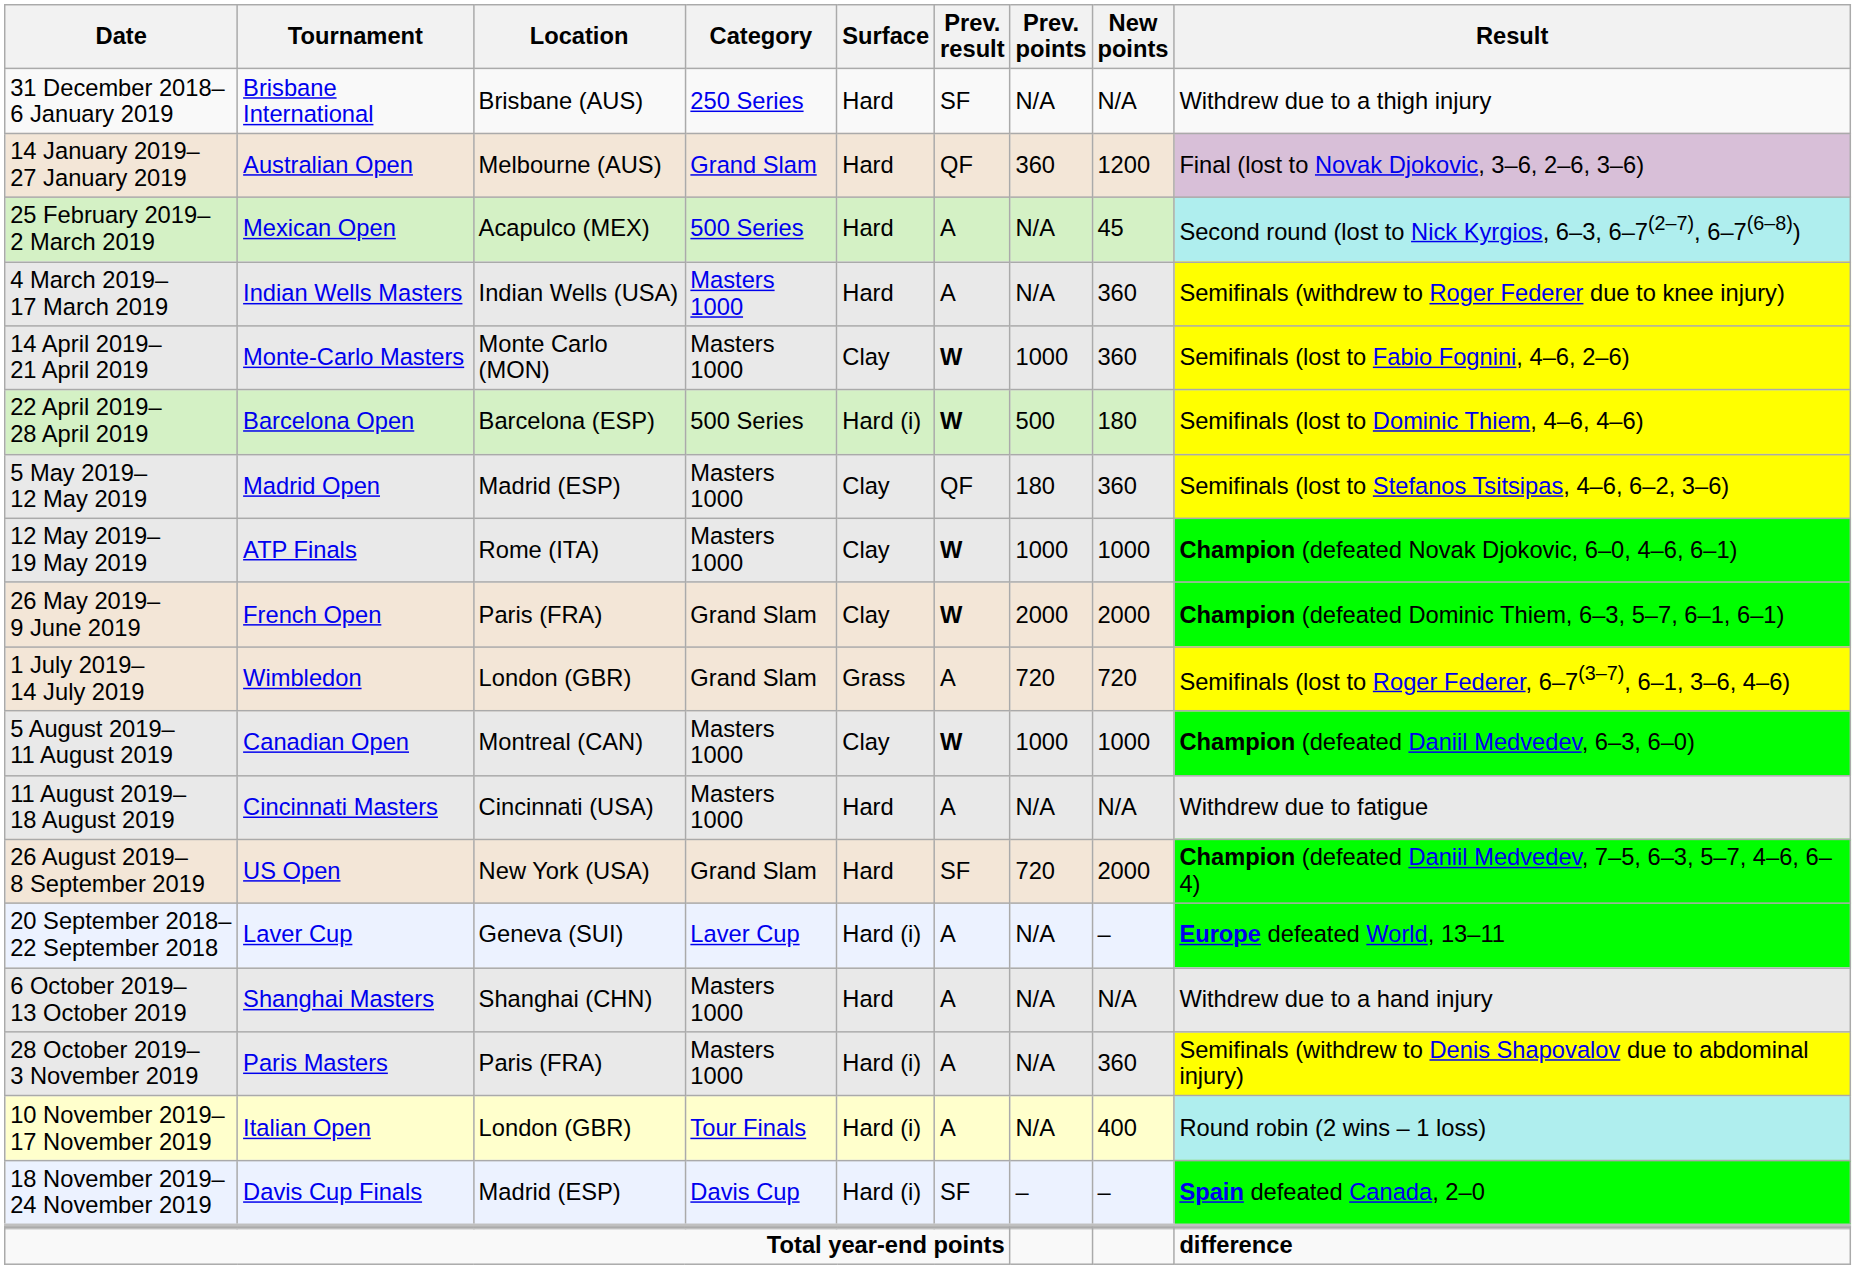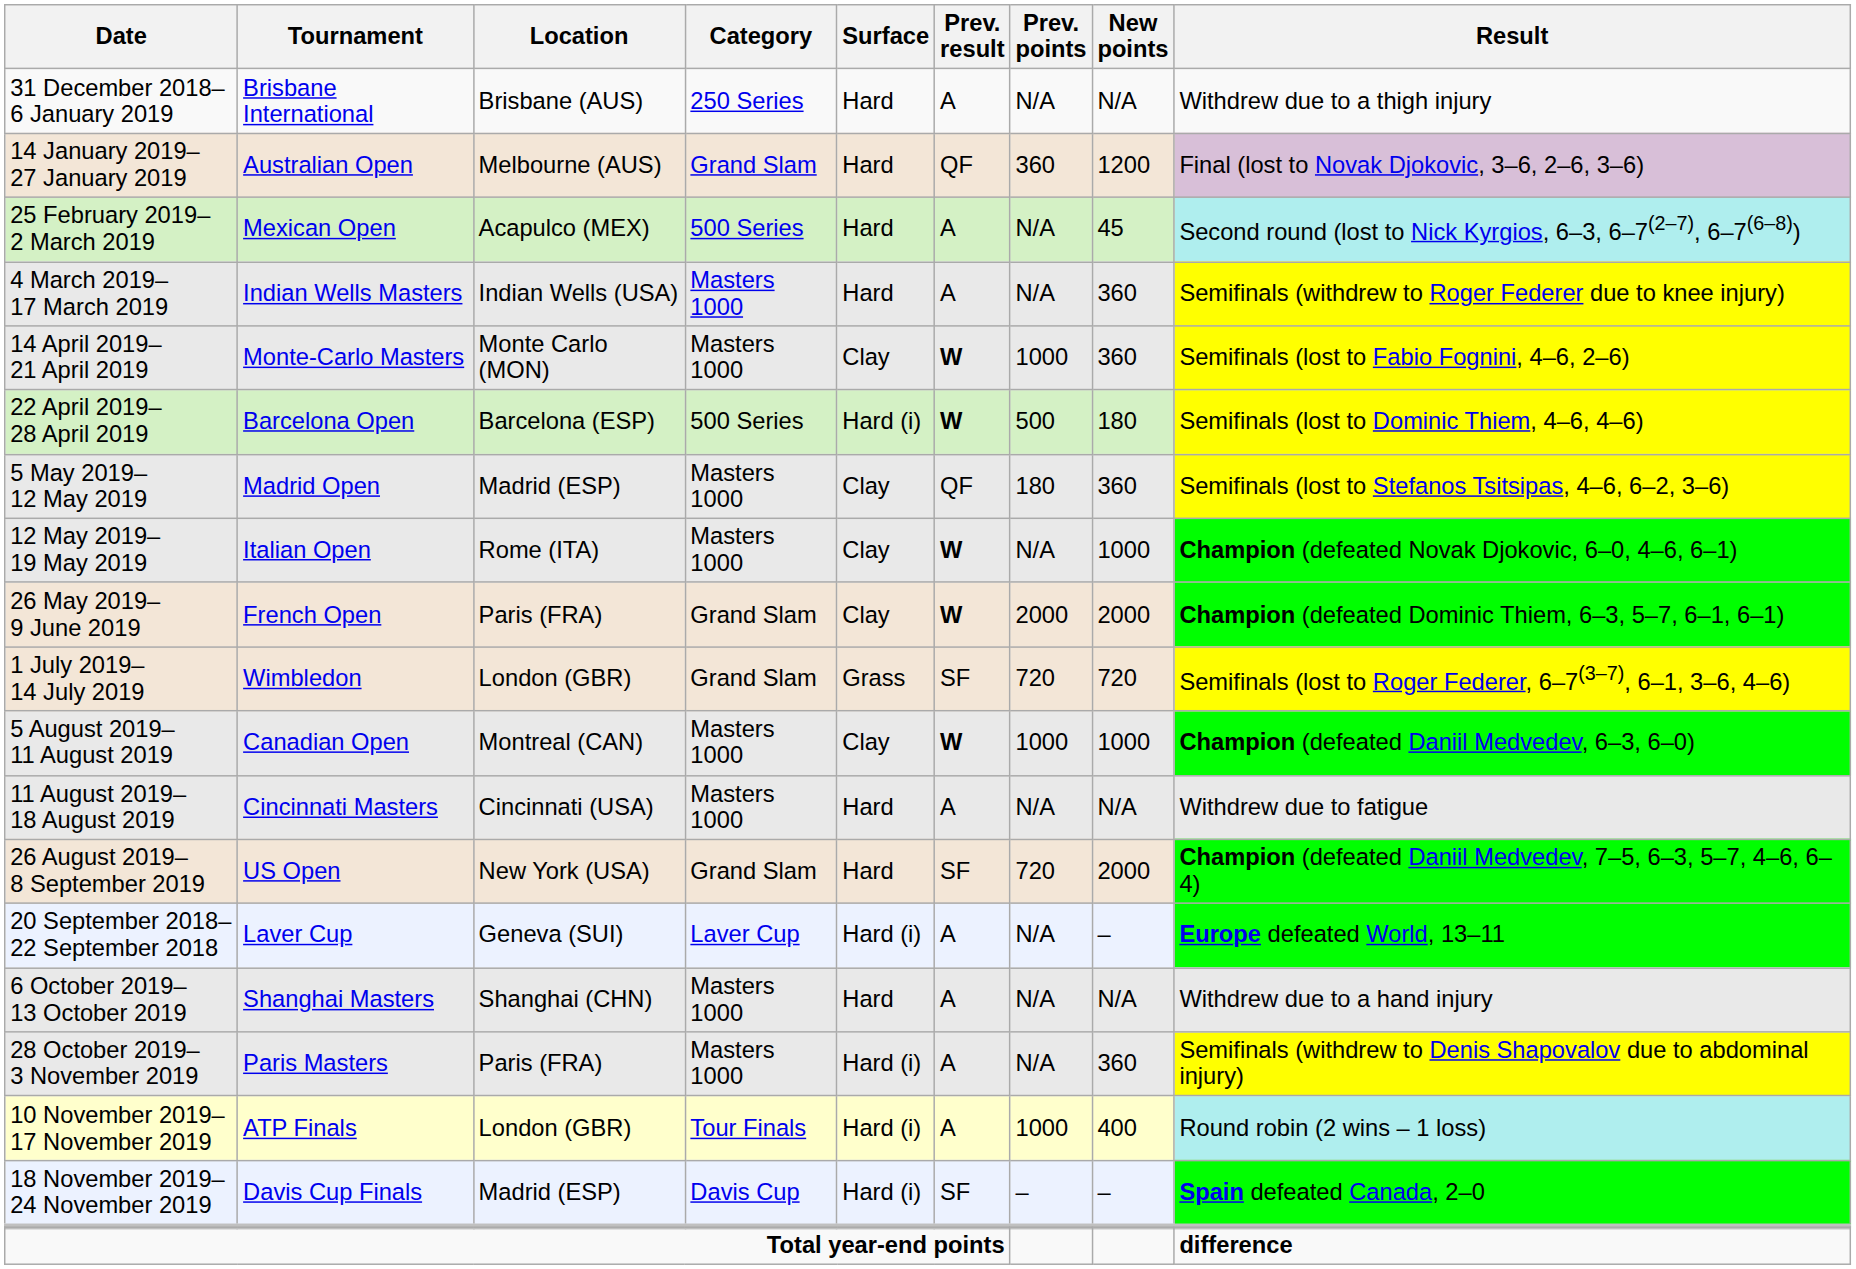(955, 100) SF -> (948, 100) A
(300, 550) ATP Finals -> (307, 550) Italian Open
(1042, 550) 1000 -> (1035, 550) N/A
(948, 678) A -> (955, 678) SF
(307, 1127) Italian Open -> (300, 1127) ATP Finals
(1035, 1127) N/A -> (1042, 1127) 1000
